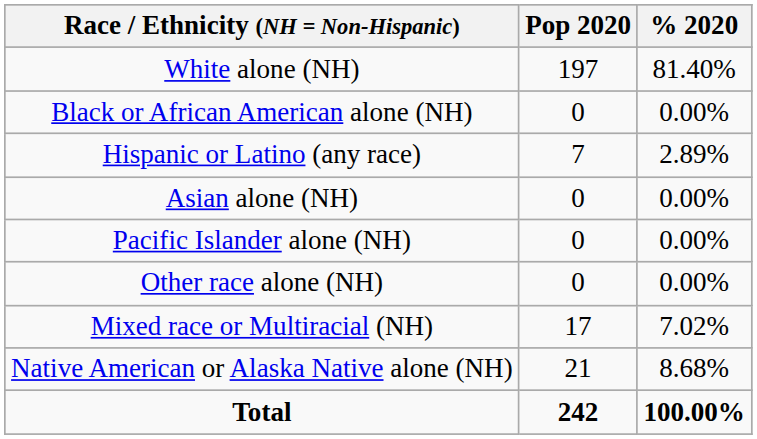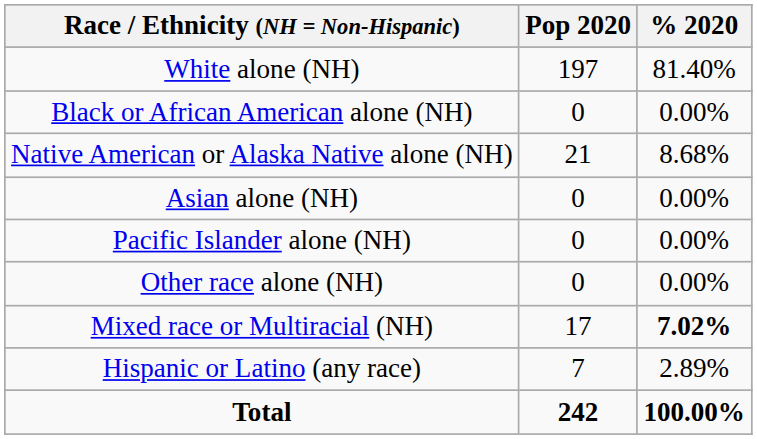rows swapped: (262, 369) <-> (262, 154)
(694, 326) normal -> (694, 326) bold
